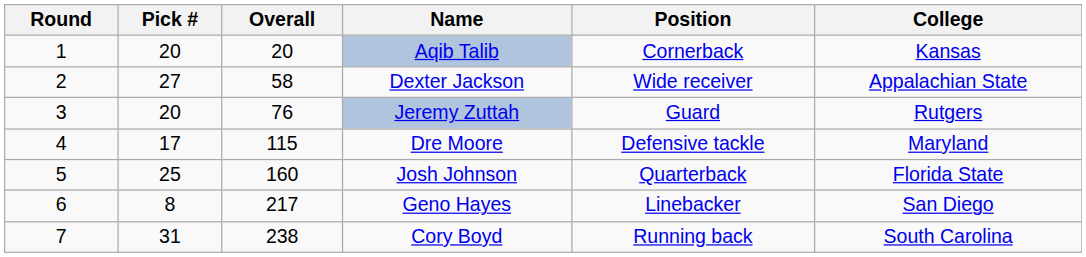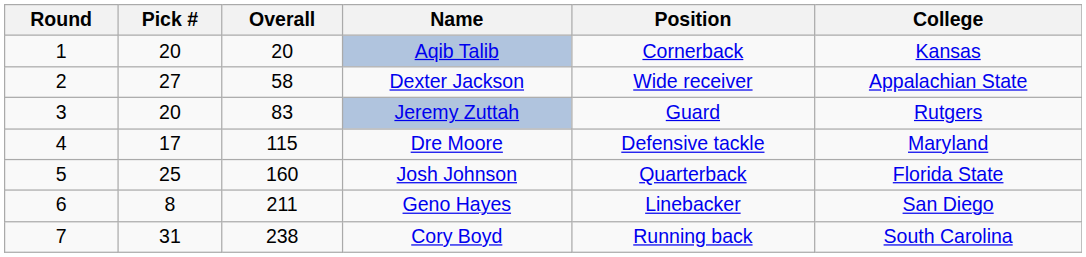(282, 112) 76 -> (282, 112) 83
(282, 205) 217 -> (282, 205) 211
